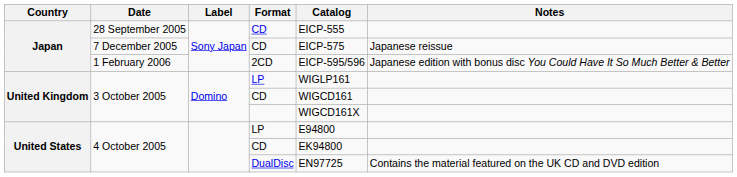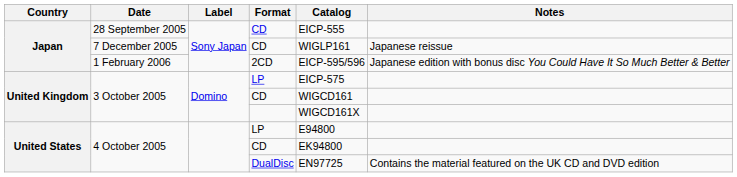(321, 46) EICP-575 -> (324, 46) WIGLP161
(324, 79) WIGLP161 -> (321, 79) EICP-575
